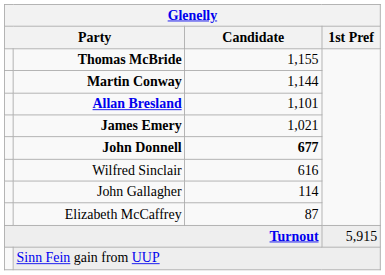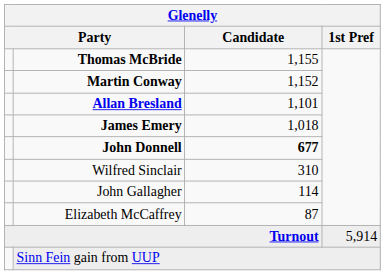(303, 81) 1,144 -> (303, 81) 1,152
(303, 125) 1,021 -> (303, 125) 1,018
(308, 170) 616 -> (308, 170) 310
(362, 236) 5,915 -> (362, 236) 5,914
